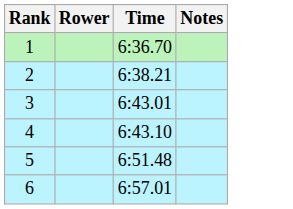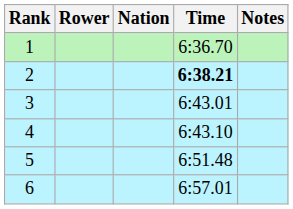+ column: (144, 18)
(145, 75) normal -> (205, 75) bold
